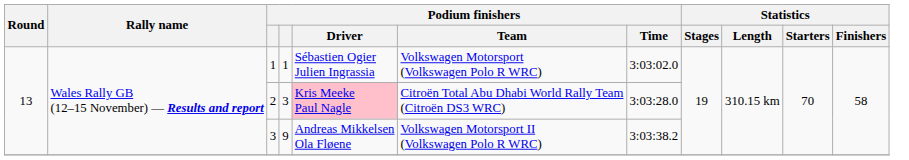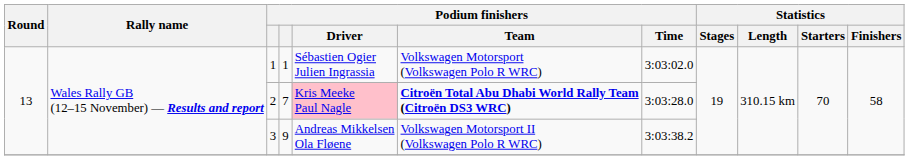(285, 100) 3 -> (285, 100) 7
(512, 100) normal -> (520, 100) bold
